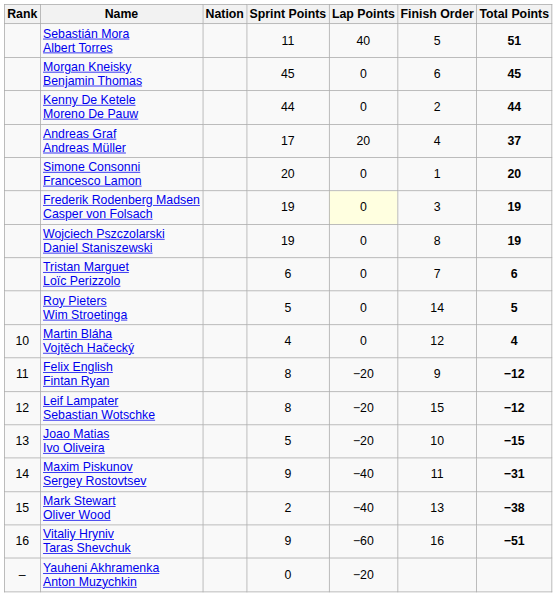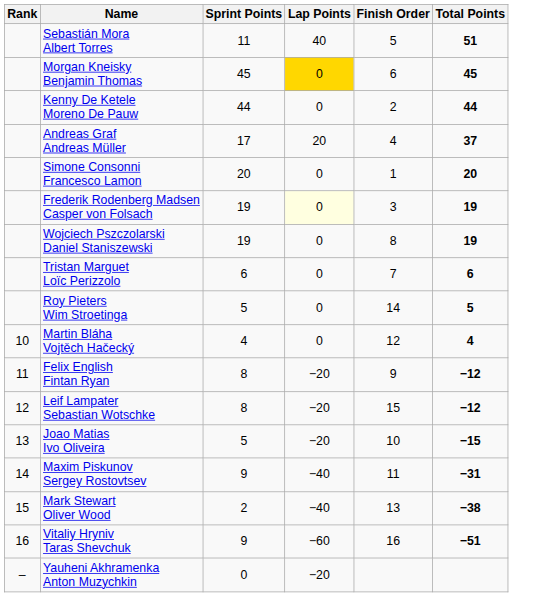- column: (225, 14)
(363, 74) no background -> (319, 74) gold background
